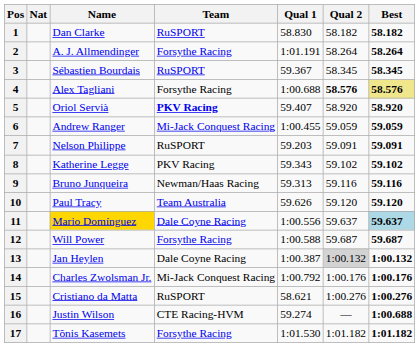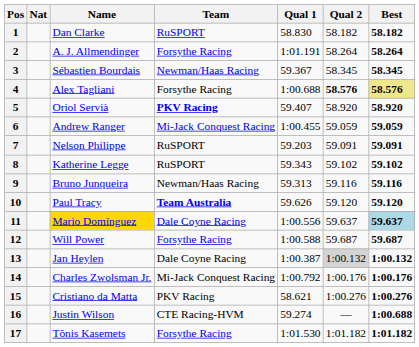(181, 70) RuSPORT -> (208, 70) Newman/Haas Racing
(186, 164) PKV Racing -> (181, 164) RuSPORT
(191, 202) normal -> (194, 202) bold
(181, 296) RuSPORT -> (186, 296) PKV Racing
